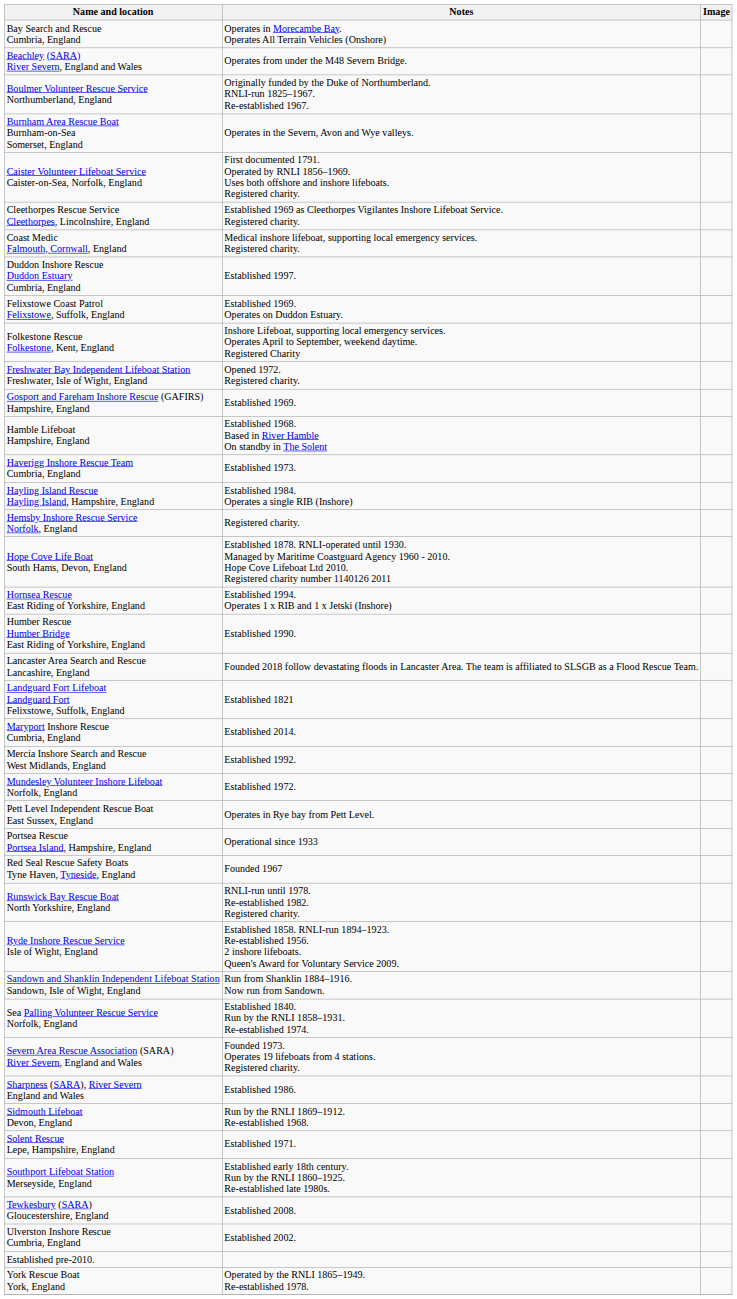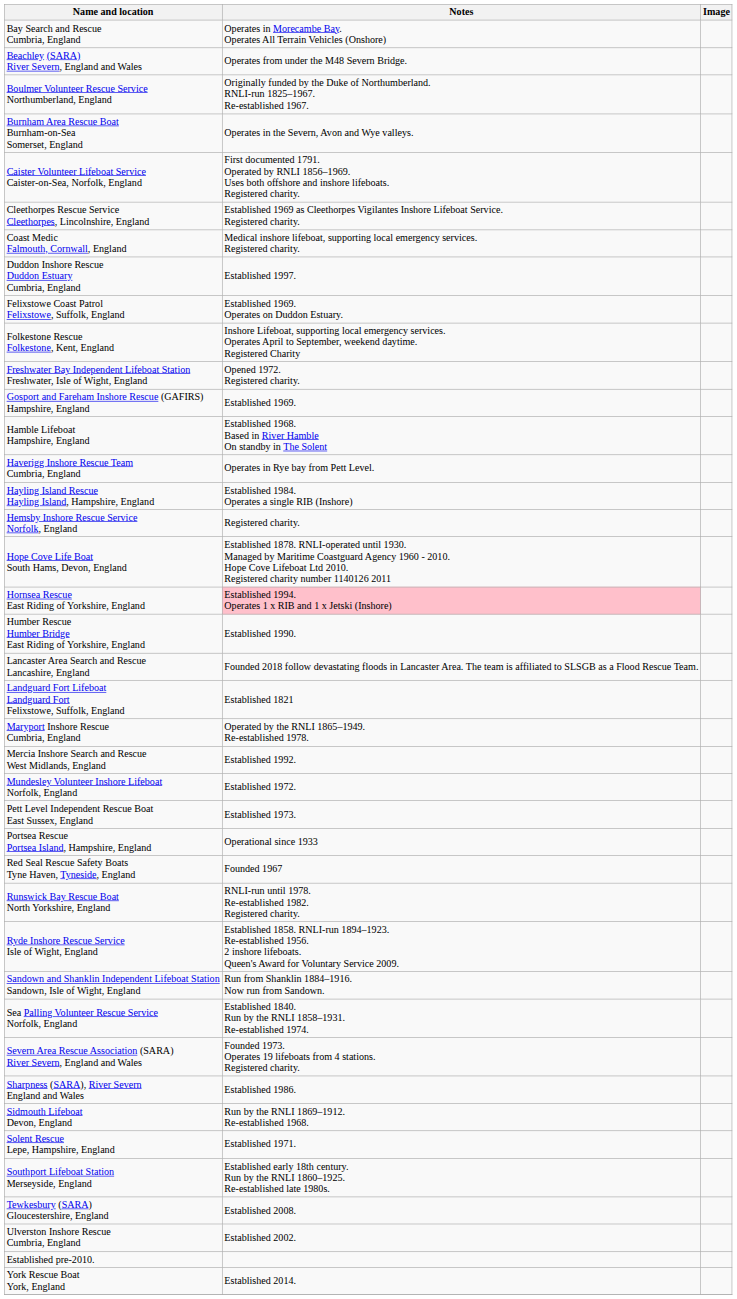(260, 468) Established 1973. -> (299, 468) Operates in Rye bay from Pett Level.
(308, 600) no background -> (308, 600) pink background
(260, 732) Established 2014. -> (295, 732) Operated by the RNLI 1865–1949. Re-established 1978.
(299, 814) Operates in Rye bay from Pett Level. -> (260, 814) Established 1973.
(295, 1281) Operated by the RNLI 1865–1949. Re-established 1978. -> (260, 1281) Established 2014.
